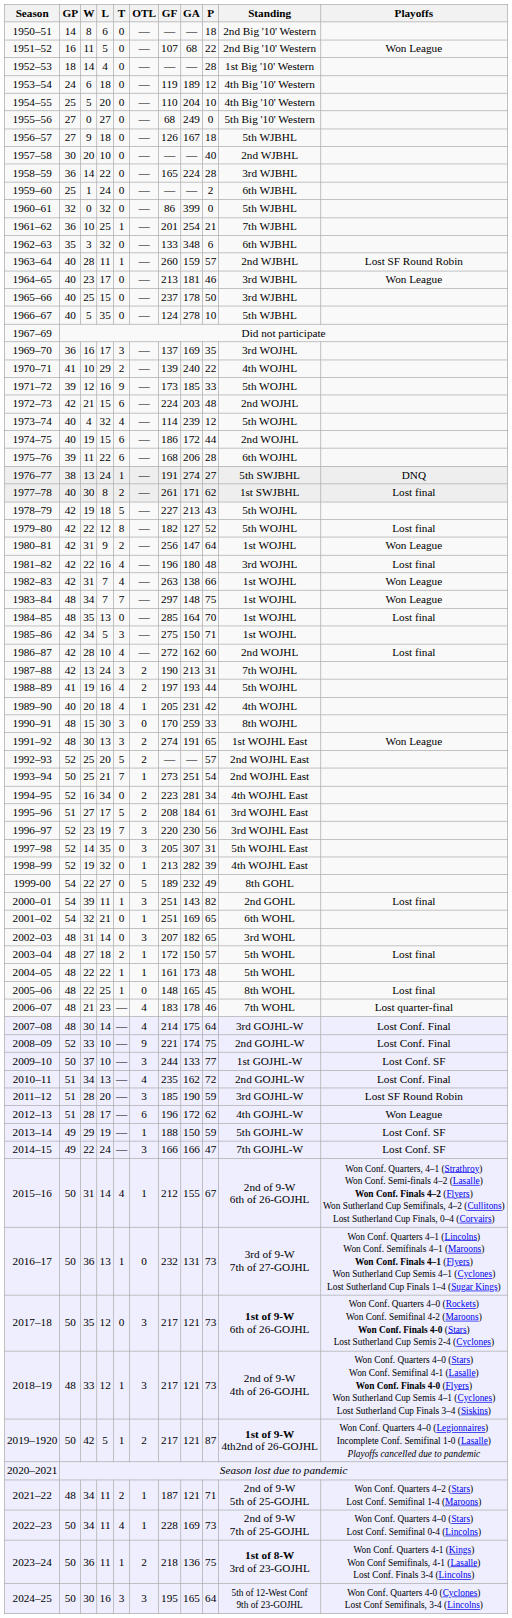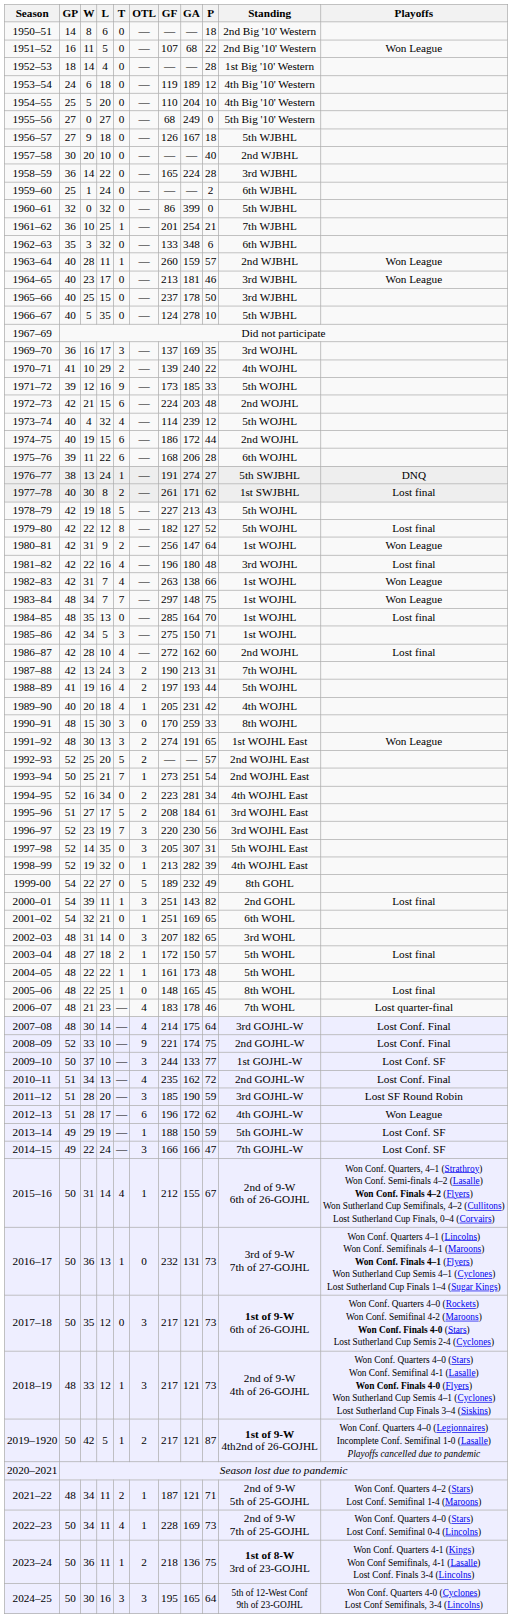(414, 262) Lost SF Round Robin -> (414, 262) Won League
